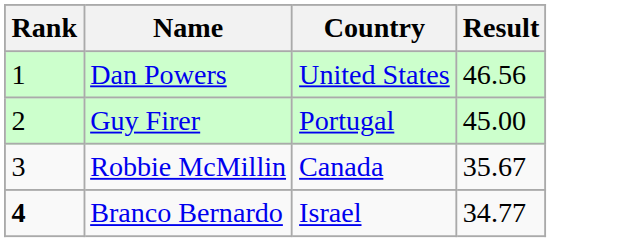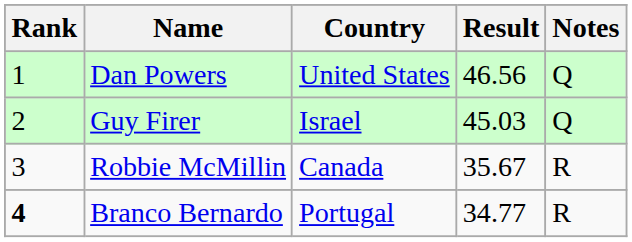+ column: (586, 27)
(347, 120) Portugal -> (330, 120) Israel
(494, 120) 45.00 -> (494, 120) 45.03
(330, 213) Israel -> (347, 213) Portugal
